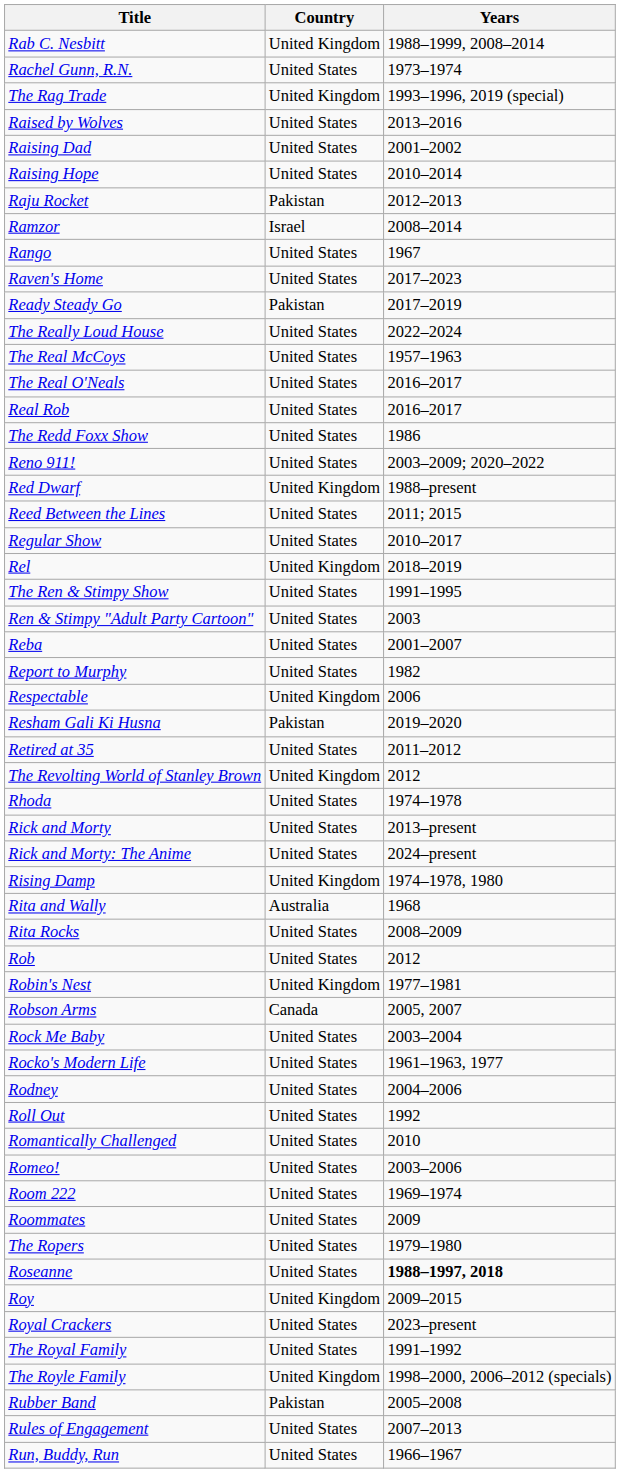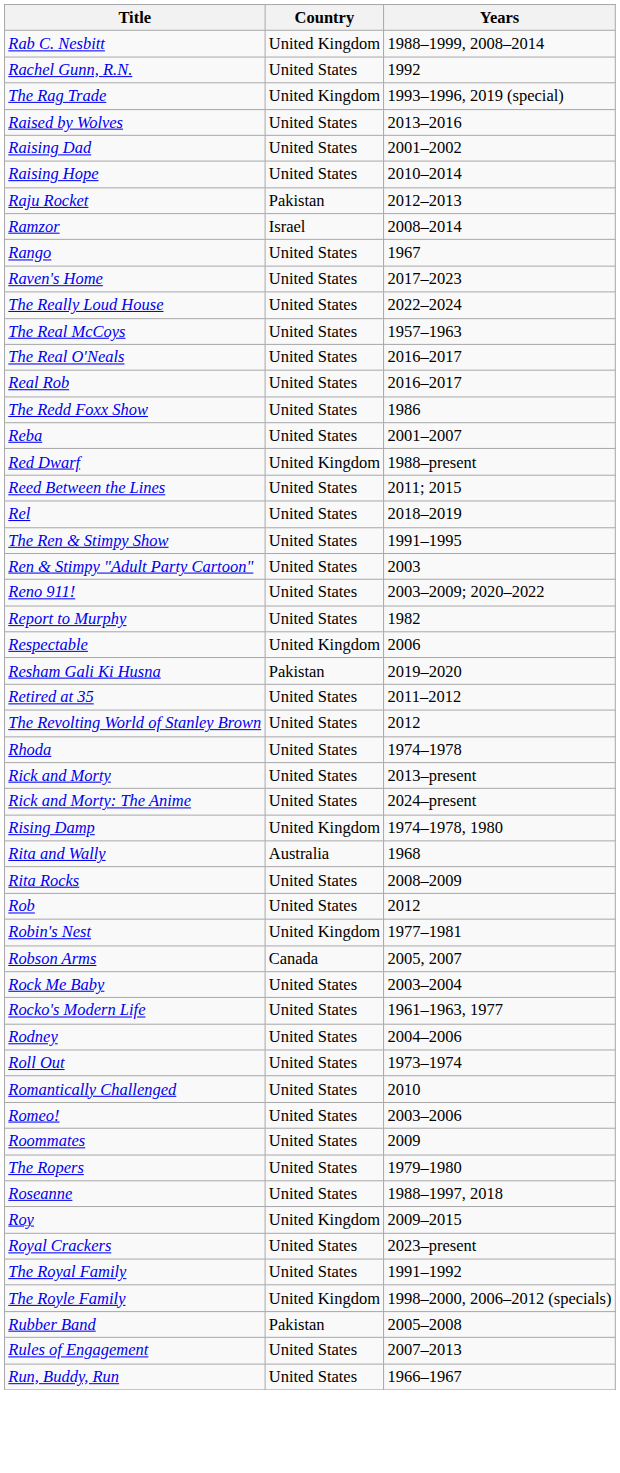(425, 69) 1973–1974 -> (404, 69) 1992
- row: (65, 305)
rows swapped: (25, 644) <-> (42, 461)
- row: (55, 540)
(324, 566) United Kingdom -> (313, 514) United States
(324, 775) United Kingdom -> (313, 723) United States
(404, 1115) 1992 -> (425, 1063) 1973–1974
- row: (42, 1193)
(445, 1272) bold -> (445, 1193) normal
